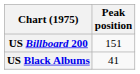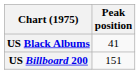rows swapped: (48, 43) <-> (48, 60)
